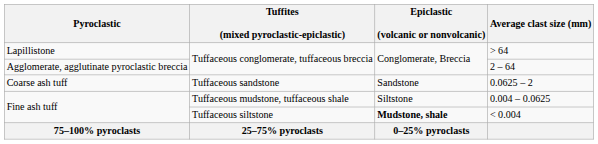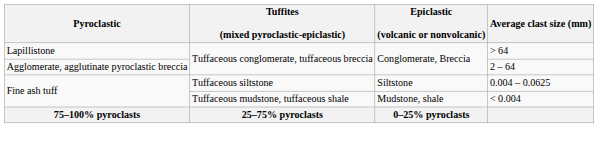- row: (511, 83)
(270, 99) Tuffaceous mudstone, tuffaceous shale -> (233, 83) Tuffaceous siltstone
(233, 115) Tuffaceous siltstone -> (270, 99) Tuffaceous mudstone, tuffaceous shale
(412, 115) bold -> (410, 99) normal
